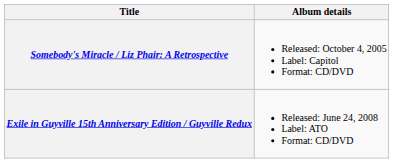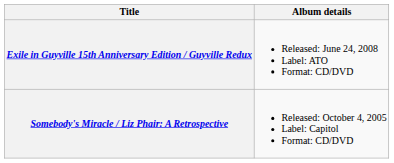rows swapped: (129, 54) <-> (129, 123)
